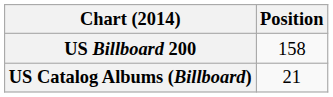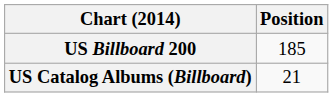(292, 48) 158 -> (292, 48) 185
